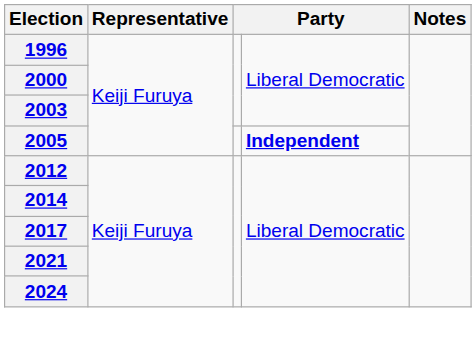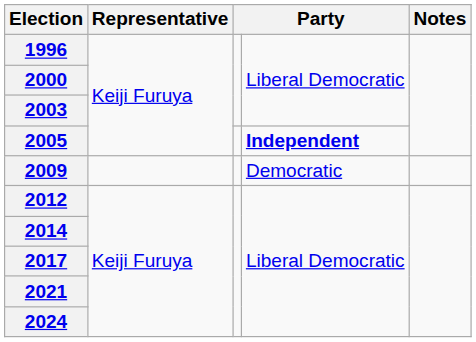+ row: (46, 170)
